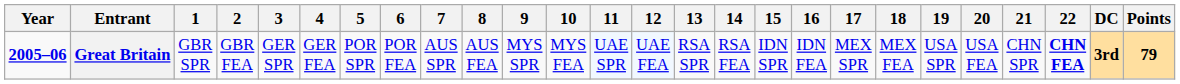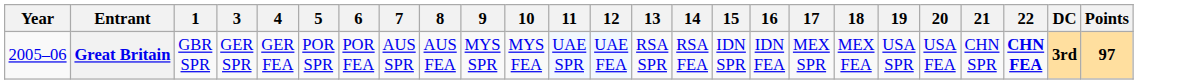- column: (237, 17)
(38, 54) bold -> (38, 54) normal
(1149, 54) 79 -> (1107, 54) 97
